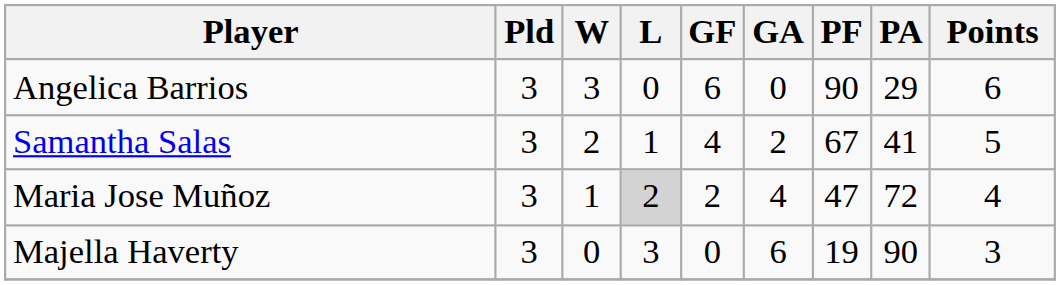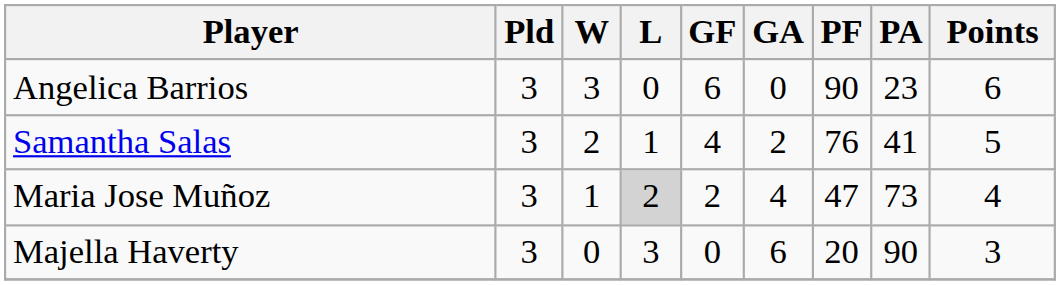(901, 86) 29 -> (901, 86) 23
(842, 141) 67 -> (842, 141) 76
(901, 196) 72 -> (901, 196) 73
(842, 251) 19 -> (842, 251) 20
